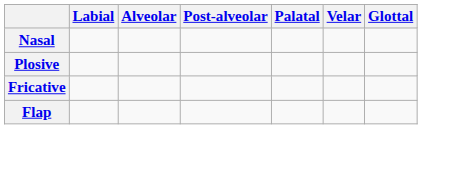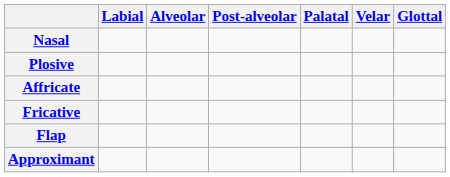+ row: (51, 87)
+ row: (51, 159)
